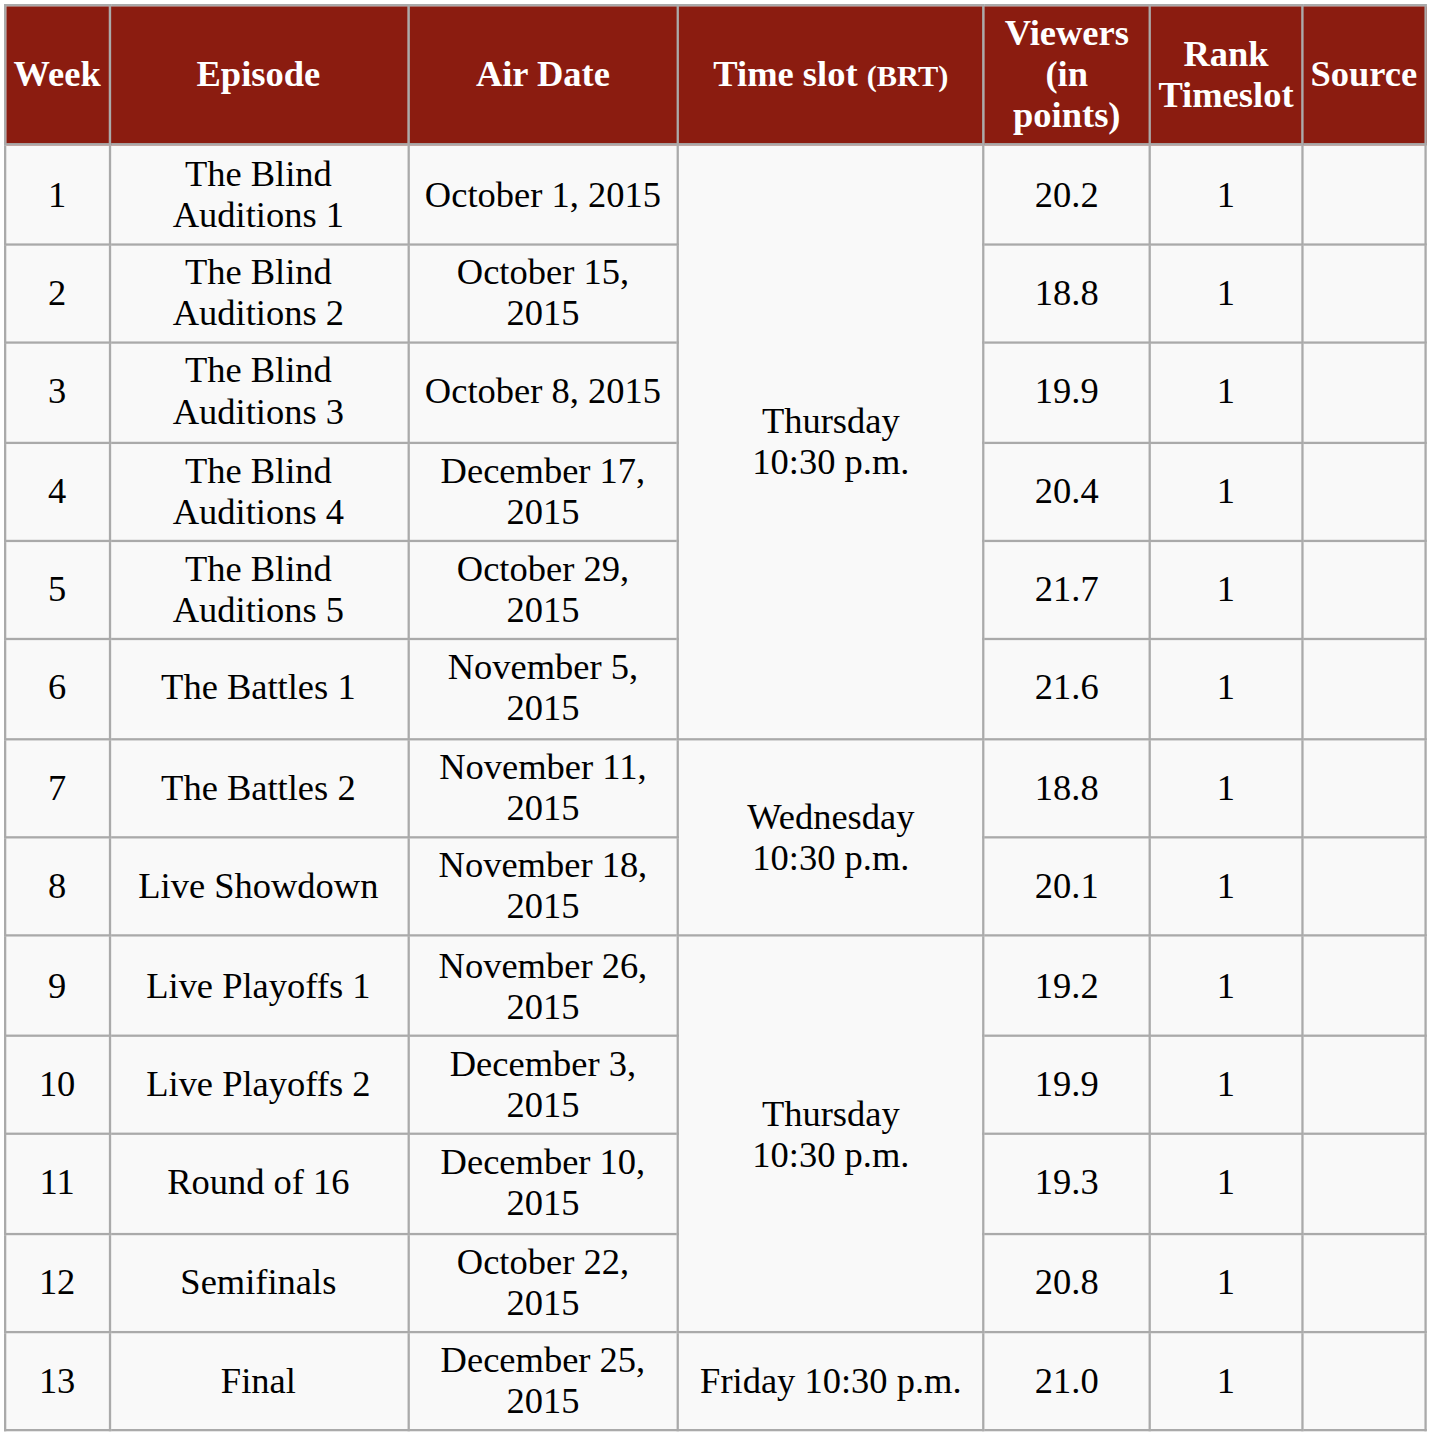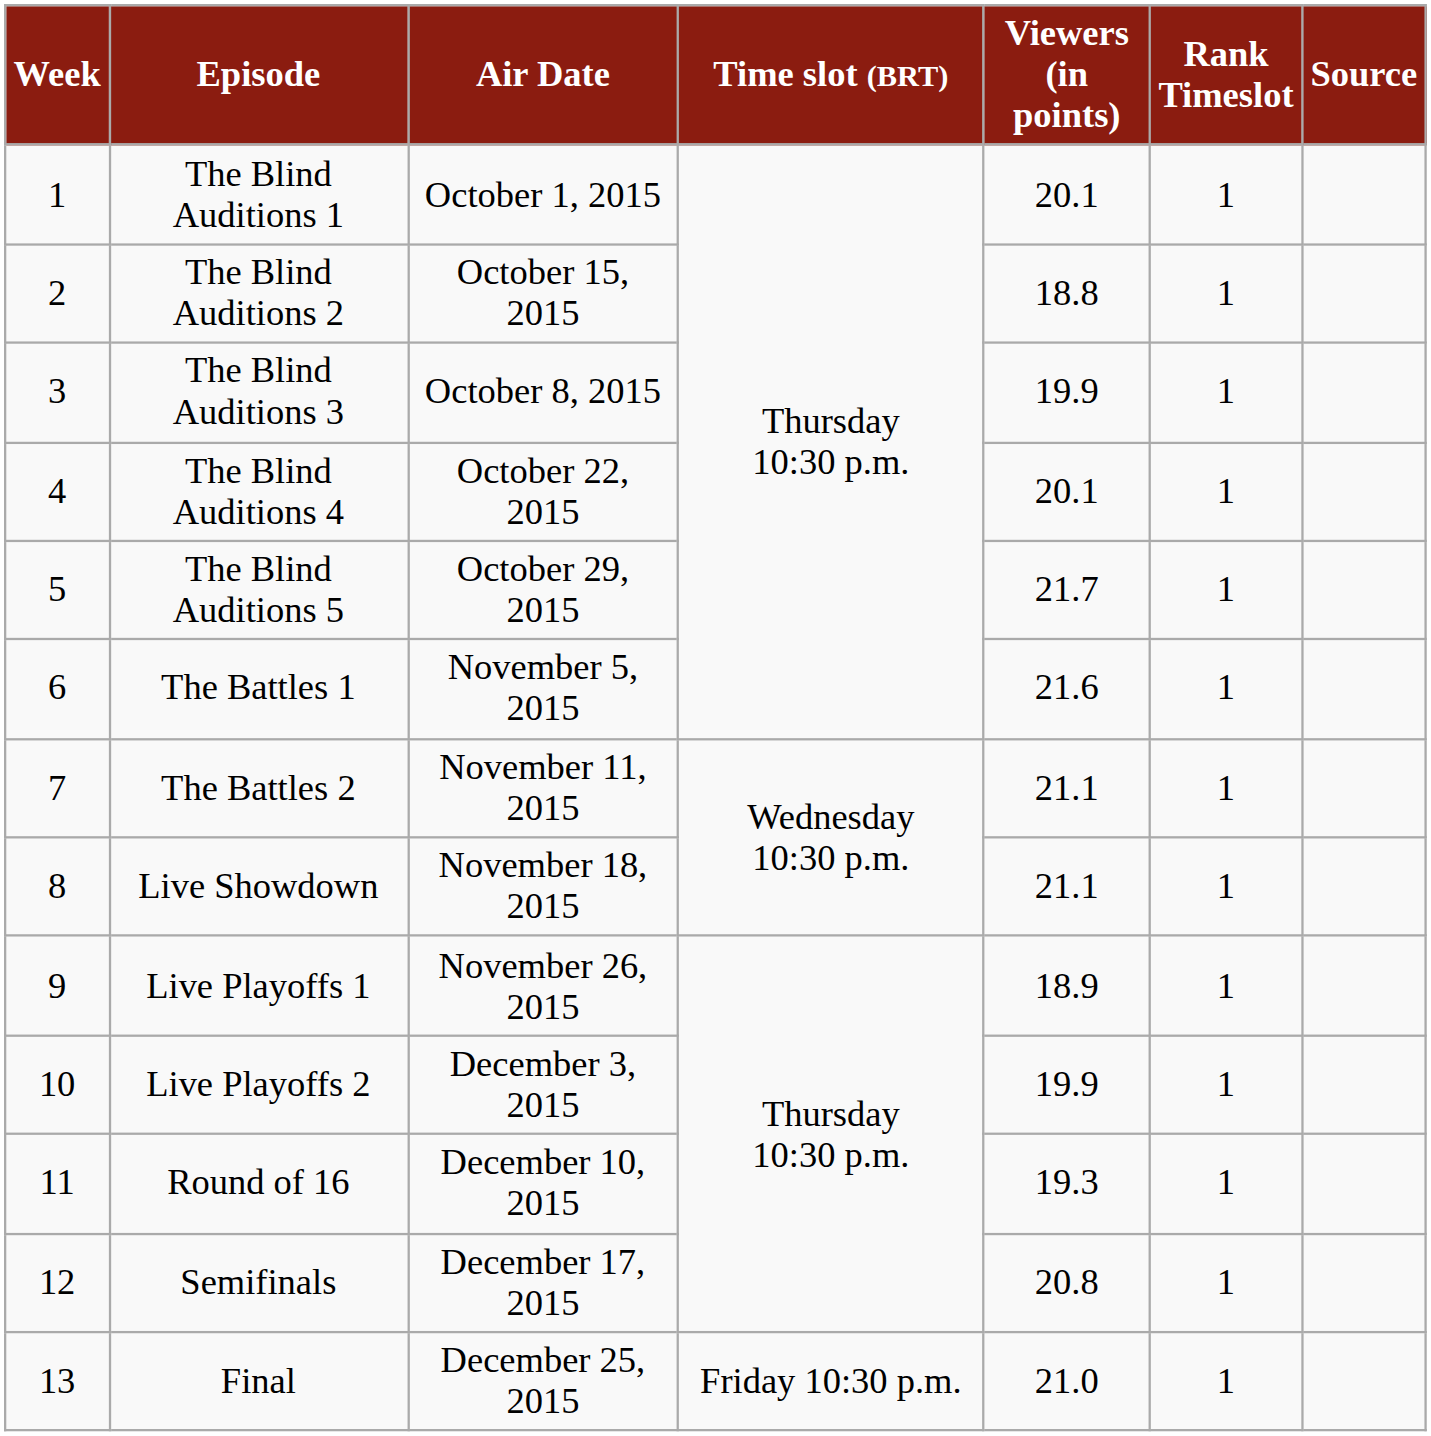(1067, 193) 20.2 -> (1067, 193) 20.1
(543, 490) December 17, 2015 -> (543, 490) October 22, 2015
(1067, 490) 20.4 -> (1067, 490) 20.1
(1067, 787) 18.8 -> (1067, 787) 21.1
(1067, 886) 20.1 -> (1067, 886) 21.1
(1067, 985) 19.2 -> (1067, 985) 18.9
(543, 1281) October 22, 2015 -> (543, 1281) December 17, 2015
